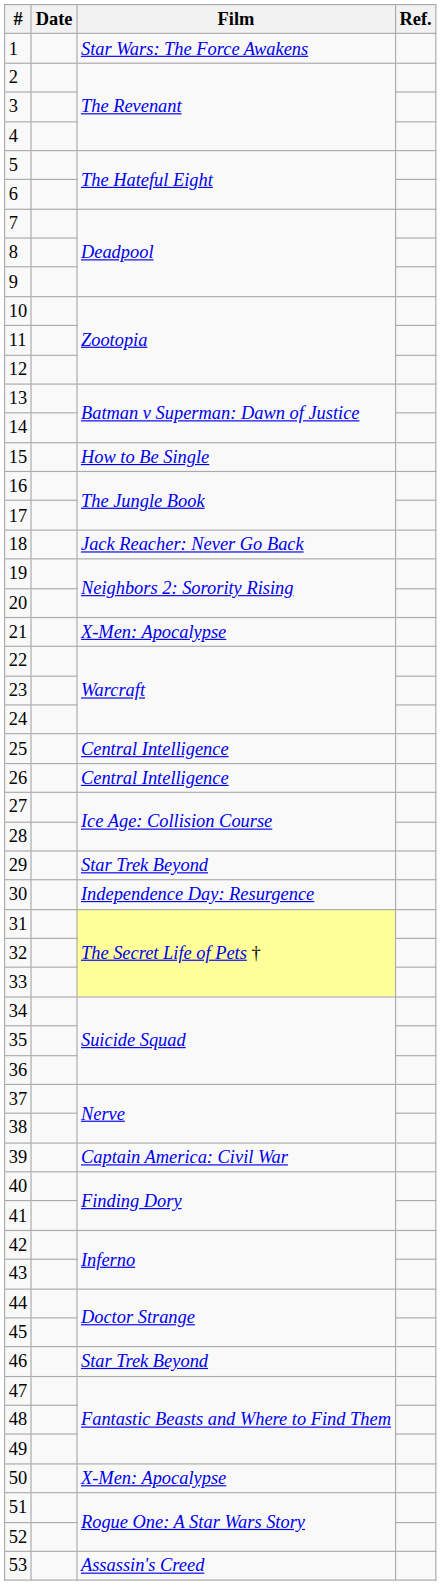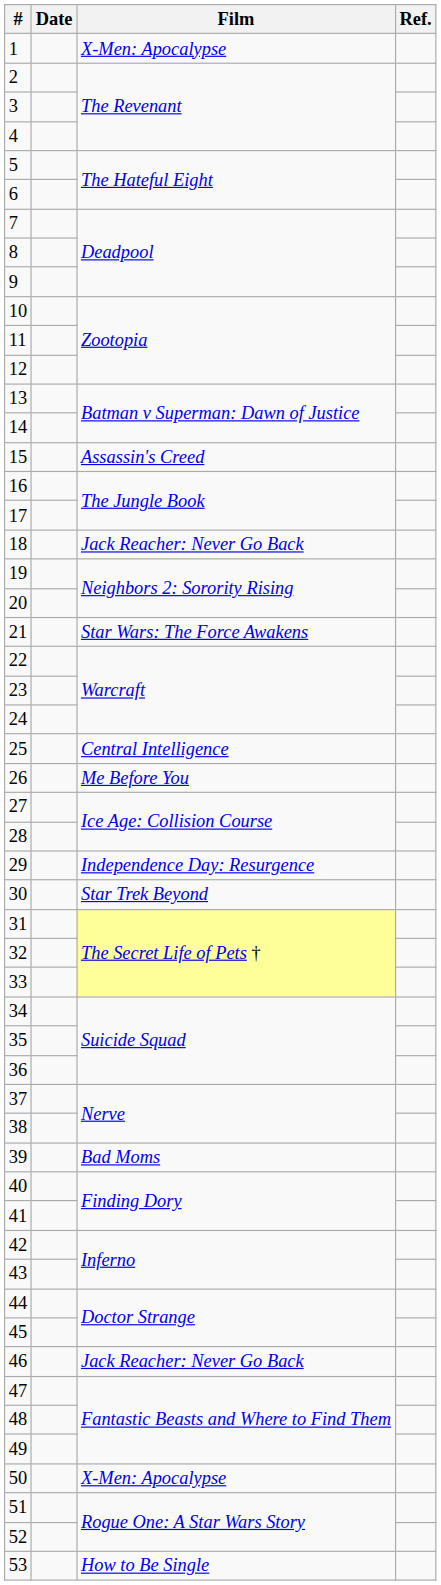(195, 48) Star Wars: The Force Awakens -> (154, 48) X-Men: Apocalypse
(145, 456) How to Be Single -> (143, 456) Assassin's Creed
(154, 631) X-Men: Apocalypse -> (195, 631) Star Wars: The Force Awakens
(155, 777) Central Intelligence -> (135, 777) Me Before You
(144, 865) Star Trek Beyond -> (198, 865) Independence Day: Resurgence
(198, 894) Independence Day: Resurgence -> (144, 894) Star Trek Beyond
(184, 1157) Captain America: Civil War -> (121, 1157) Bad Moms
(144, 1361) Star Trek Beyond -> (192, 1361) Jack Reacher: Never Go Back
(143, 1565) Assassin's Creed -> (145, 1565) How to Be Single
